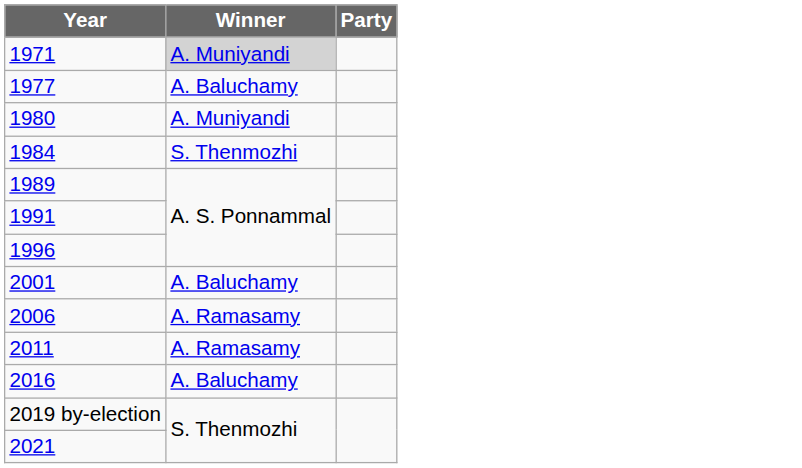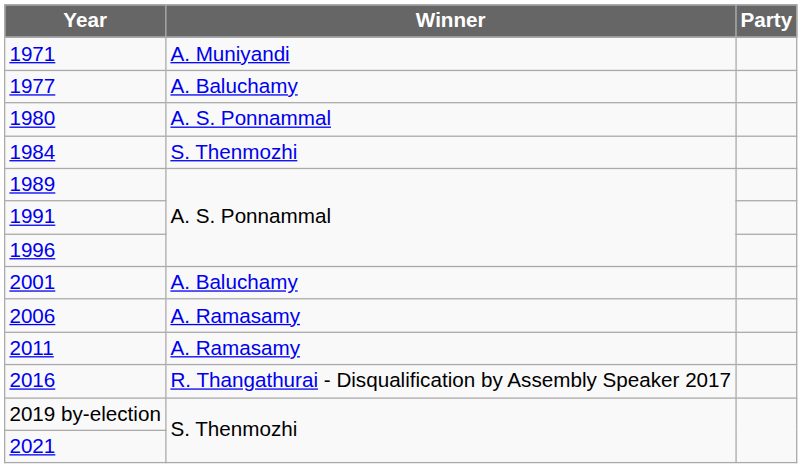(230, 53) lightgrey background -> (230, 53) no background
(230, 119) A. Muniyandi -> (251, 119) A. S. Ponnammal
(234, 380) A. Baluchamy -> (451, 380) R. Thangathurai - Disqualification by Assembly Speaker 2017
